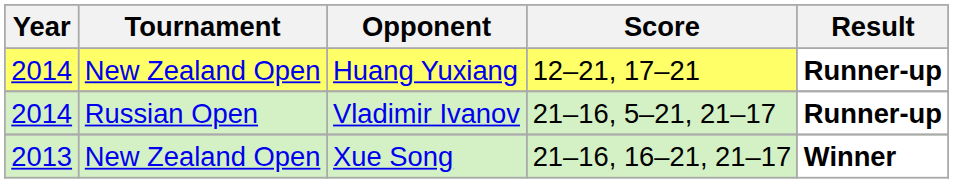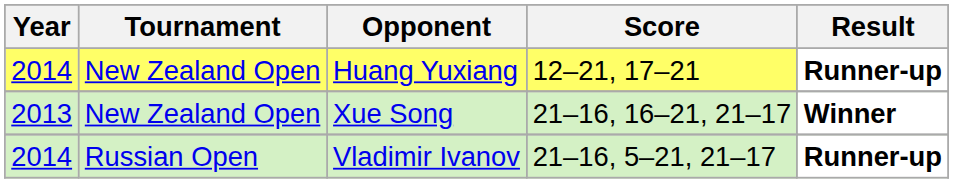rows swapped: (427, 113) <-> (393, 157)
